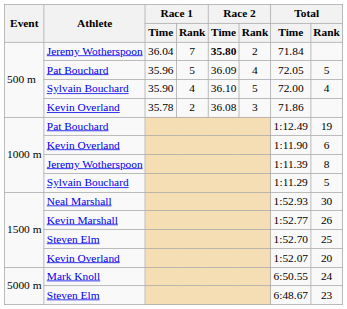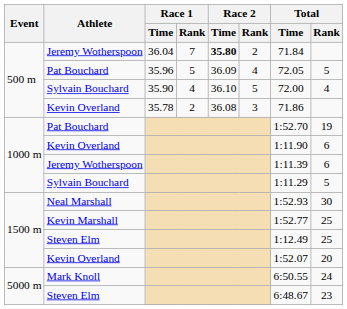(291, 126) 1:12.49 -> (291, 126) 1:52.70
(327, 164) 8 -> (327, 164) 6
(327, 220) 26 -> (327, 220) 25
(291, 239) 1:52.70 -> (291, 239) 1:12.49
